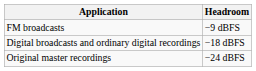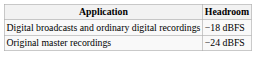- row: (35, 27)
